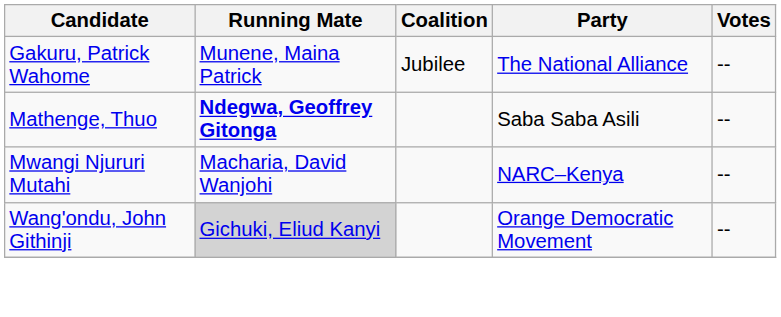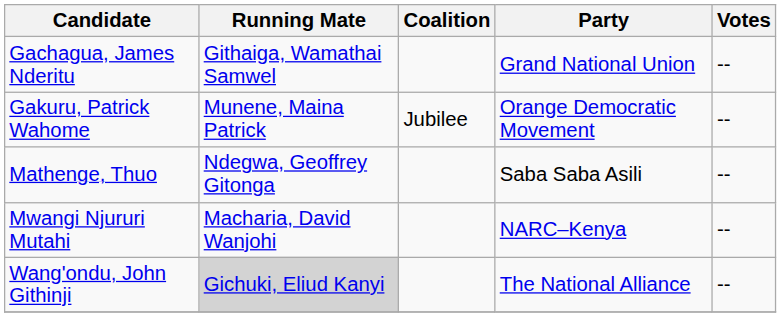+ row: (92, 64)
(593, 64) The National Alliance -> (588, 119) Orange Democratic Movement
(286, 119) bold -> (285, 174) normal
(585, 229) Orange Democratic Movement -> (595, 284) The National Alliance
